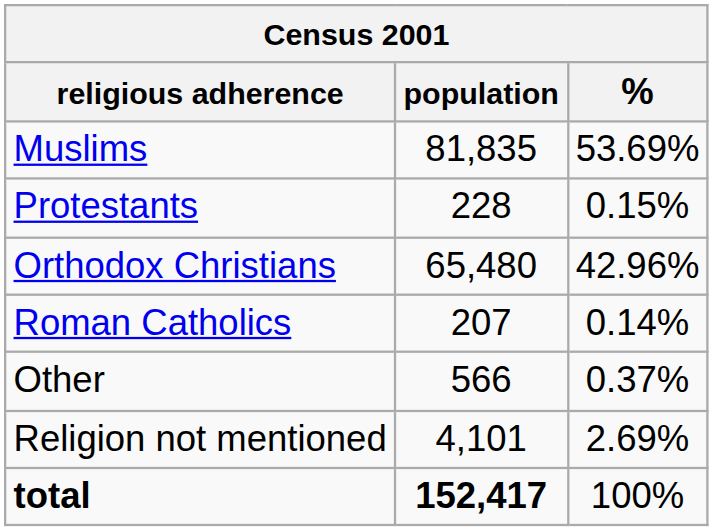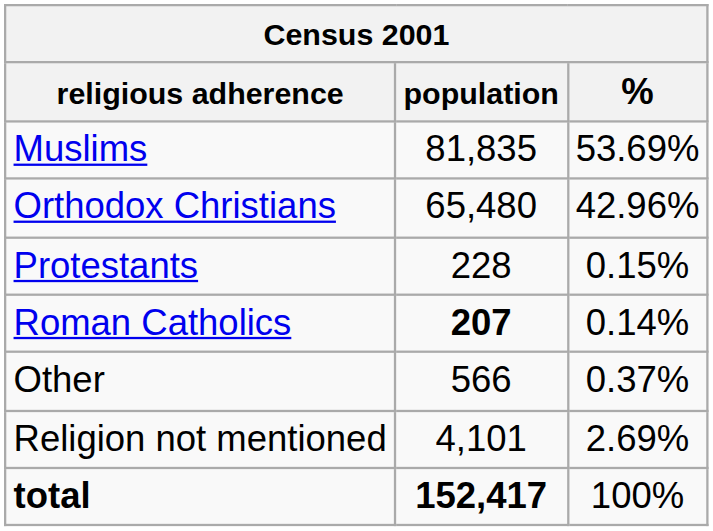rows swapped: (175, 264) <-> (106, 206)
(481, 322) normal -> (481, 322) bold
